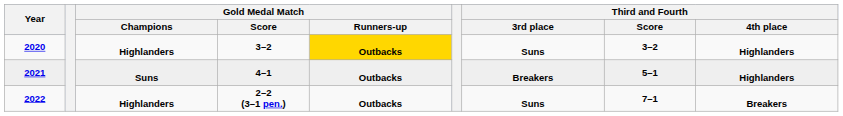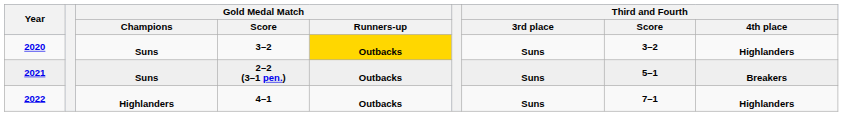(147, 53) Highlanders -> (147, 53) Suns
(264, 73) 4–1 -> (264, 73) 2–2 (3–1 pen.)
(533, 78) Breakers -> (533, 78) Suns
(767, 78) Highlanders -> (767, 78) Breakers
(264, 99) 2–2 (3–1 pen.) -> (264, 99) 4–1
(767, 104) Breakers -> (767, 104) Highlanders
